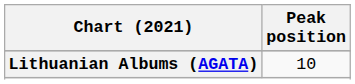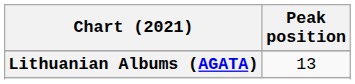(306, 65) 10 -> (306, 65) 13
